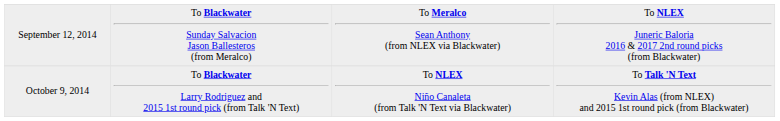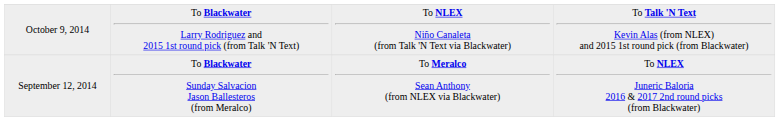rows swapped: (57, 35) <-> (57, 91)
